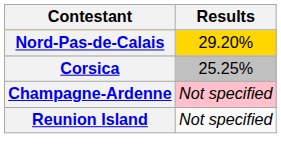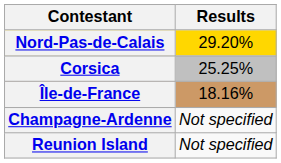+ row: (90, 94)
(226, 94) pink background -> (226, 119) no background
